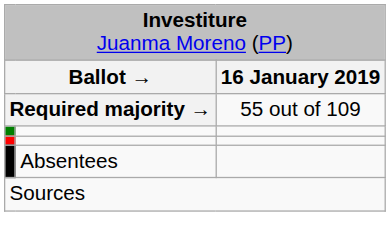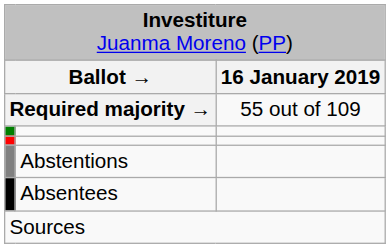+ row: (10, 161)
